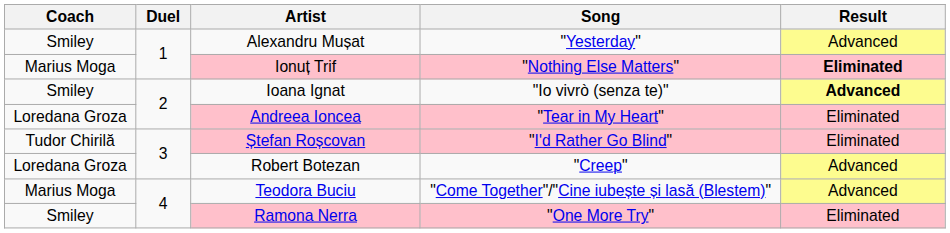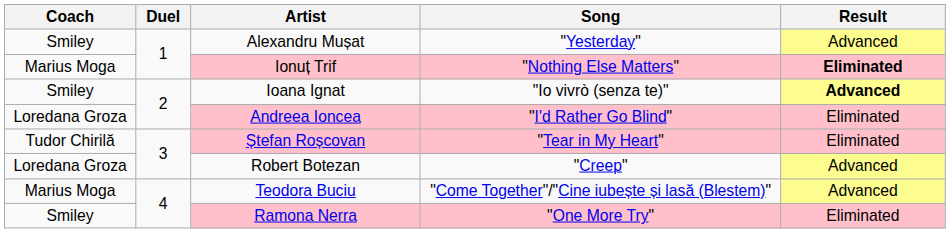(601, 116) "Tear in My Heart" -> (601, 116) "I'd Rather Go Blind"
(601, 141) "I'd Rather Go Blind" -> (601, 141) "Tear in My Heart"
